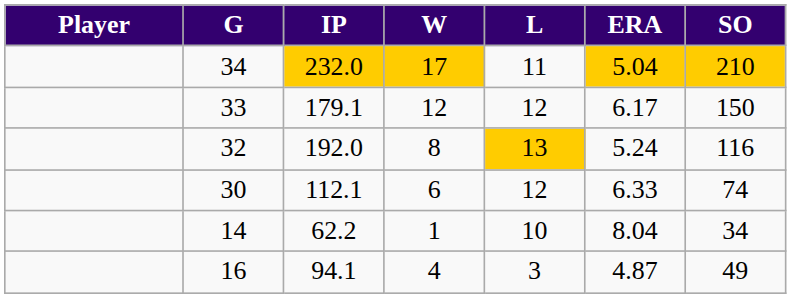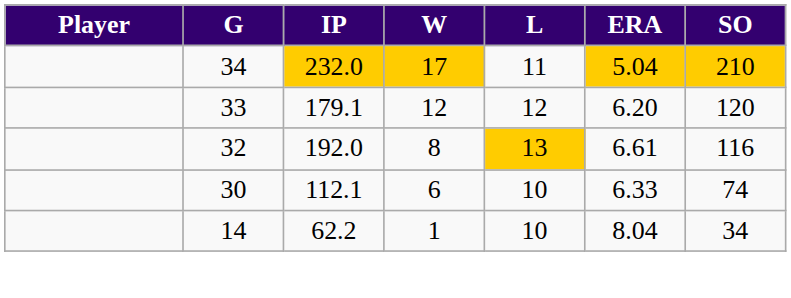(635, 107) 6.17 -> (635, 107) 6.20
(735, 107) 150 -> (735, 107) 120
(635, 148) 5.24 -> (635, 148) 6.61
(535, 189) 12 -> (535, 189) 10
- row: (233, 271)
